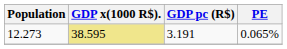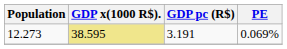(260, 34) 0.065% -> (260, 34) 0.069%
